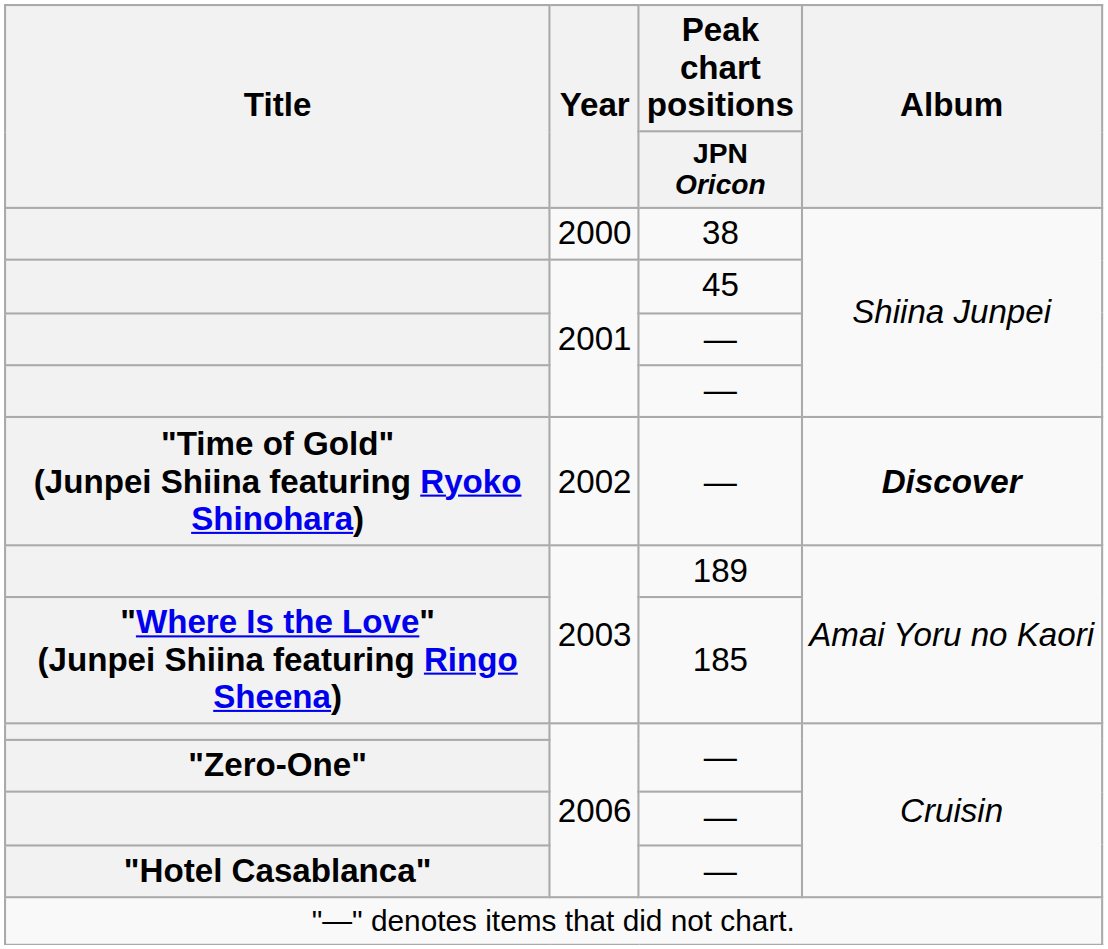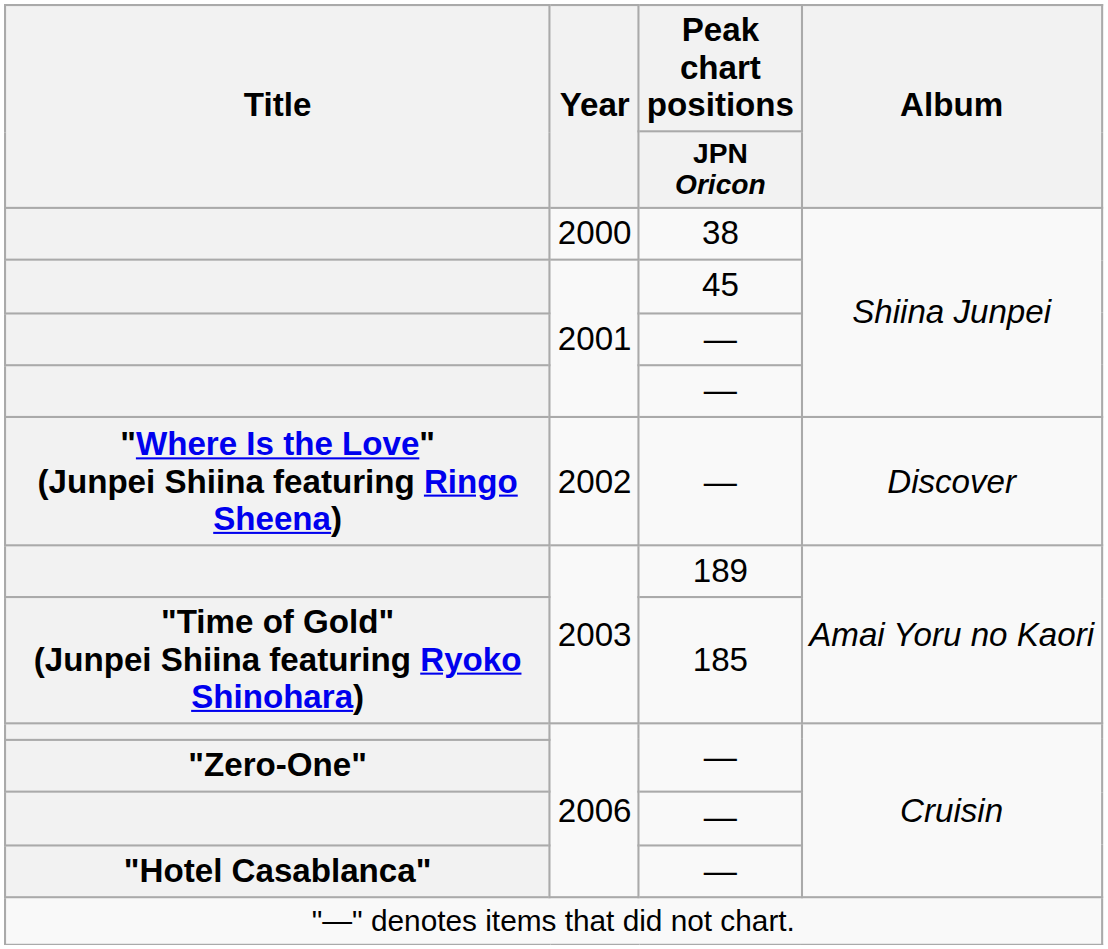(278, 480) "Time of Gold" (Junpei Shiina featuring Ryoko Shinohara) -> (278, 480) "Where Is the Love" (Junpei Shiina featuring Ringo Sheena)
(952, 480) bold -> (952, 480) normal
(278, 660) "Where Is the Love" (Junpei Shiina featuring Ringo Sheena) -> (278, 660) "Time of Gold" (Junpei Shiina featuring Ryoko Shinohara)
